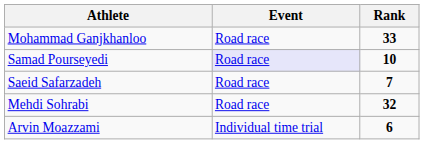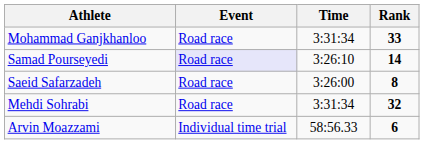+ column: (334, 16)
(389, 60) 10 -> (395, 60) 14
(389, 83) 7 -> (395, 83) 8
